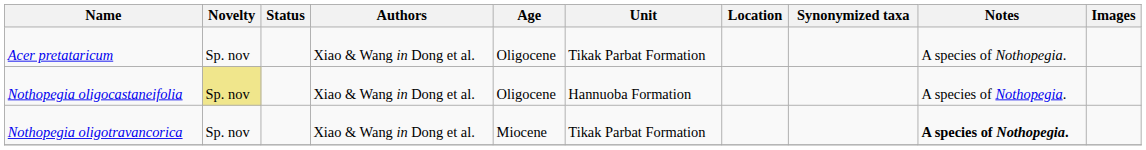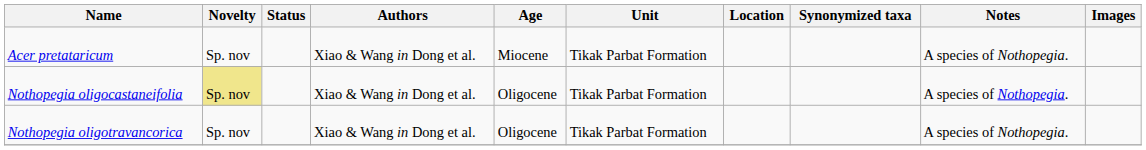(526, 54) Oligocene -> (523, 54) Miocene
(630, 93) Hannuoba Formation -> (638, 93) Tikak Parbat Formation
(522, 133) Miocene -> (527, 133) Oligocene
(995, 133) bold -> (996, 133) normal
